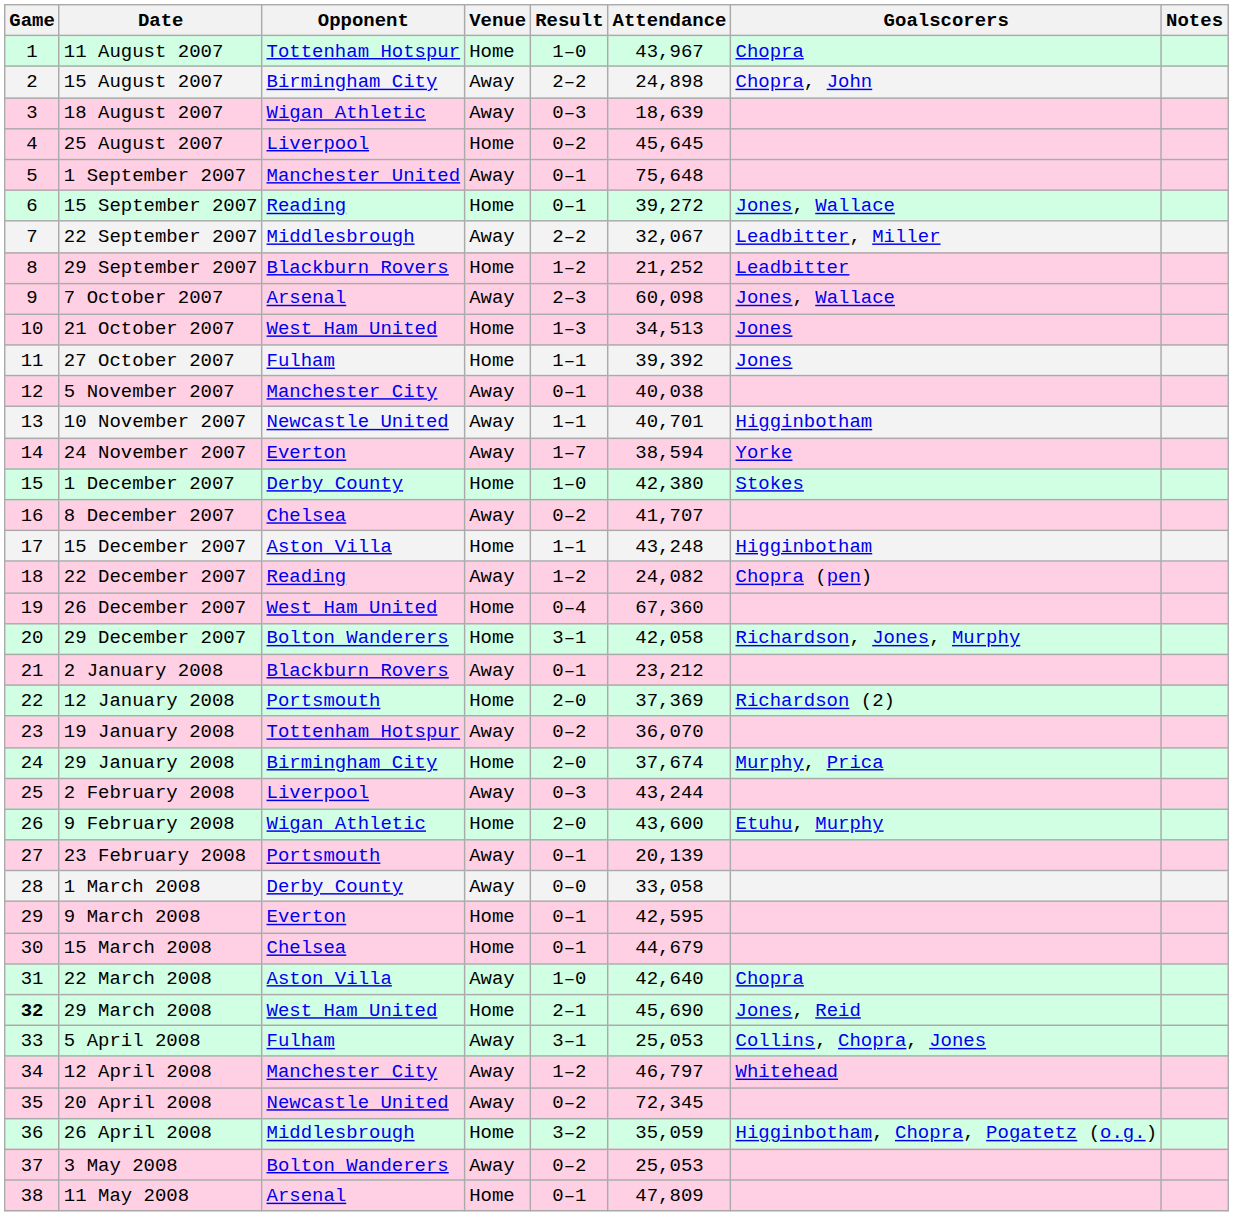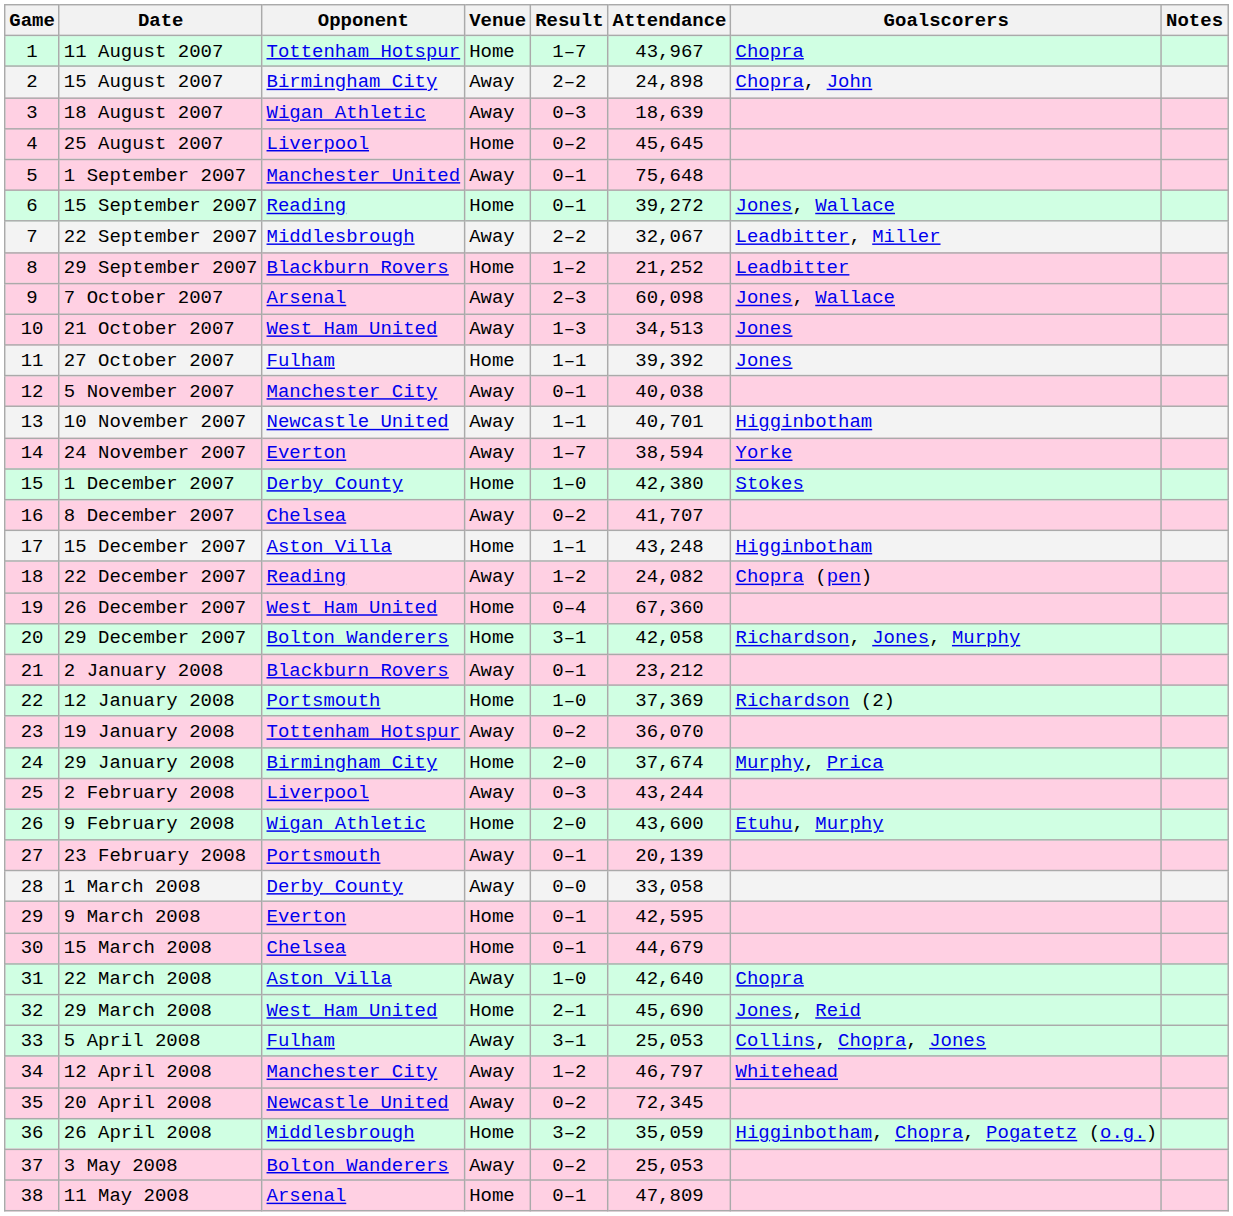(569, 51) 1–0 -> (569, 51) 1–7
(492, 330) Home -> (492, 330) Away
(569, 701) 2–0 -> (569, 701) 1–0
(32, 1010) bold -> (32, 1010) normal
